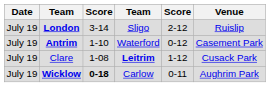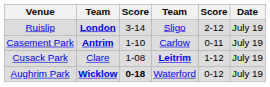columns swapped: (22, 12) <-> (229, 12)
(138, 43) Waterford -> (175, 43) Carlow
(178, 43) 0-12 -> (214, 43) 0-11
(138, 74) Carlow -> (175, 74) Waterford
(178, 74) 0-11 -> (214, 74) 0-12
